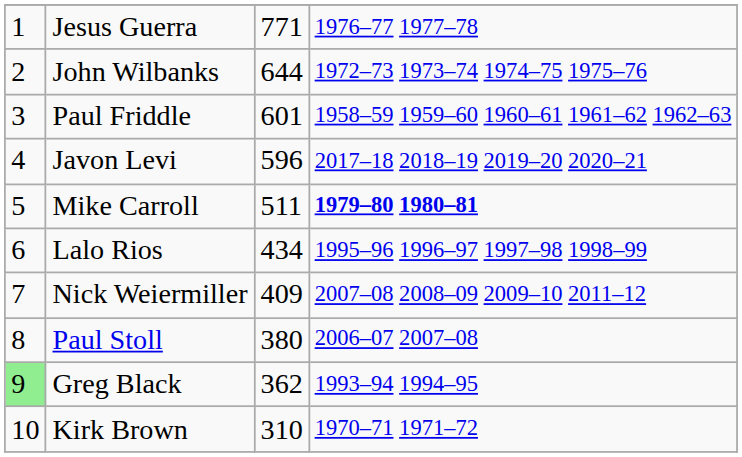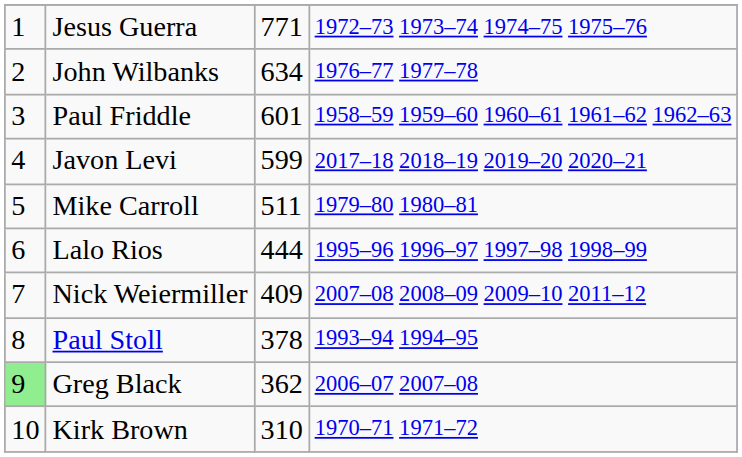(396, 26) 1976–77 1977–78 -> (481, 26) 1972–73 1973–74 1974–75 1975–76
(282, 71) 644 -> (282, 71) 634
(481, 71) 1972–73 1973–74 1974–75 1975–76 -> (396, 71) 1976–77 1977–78
(282, 160) 596 -> (282, 160) 599
(396, 205) bold -> (396, 205) normal
(282, 250) 434 -> (282, 250) 444
(282, 339) 380 -> (282, 339) 378
(396, 339) 2006–07 2007–08 -> (396, 339) 1993–94 1994–95
(396, 384) 1993–94 1994–95 -> (396, 384) 2006–07 2007–08
